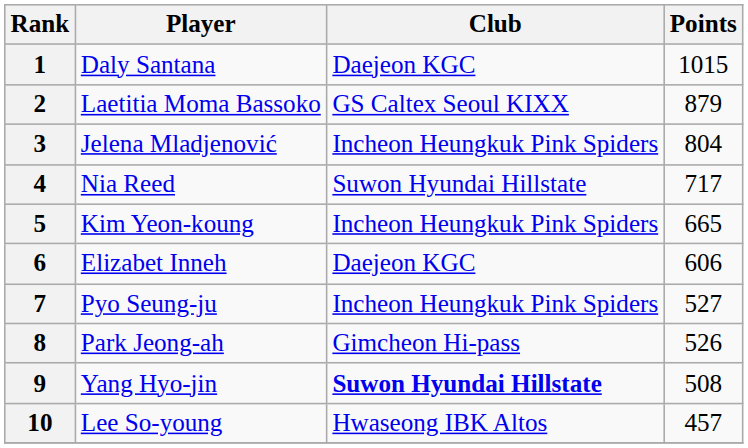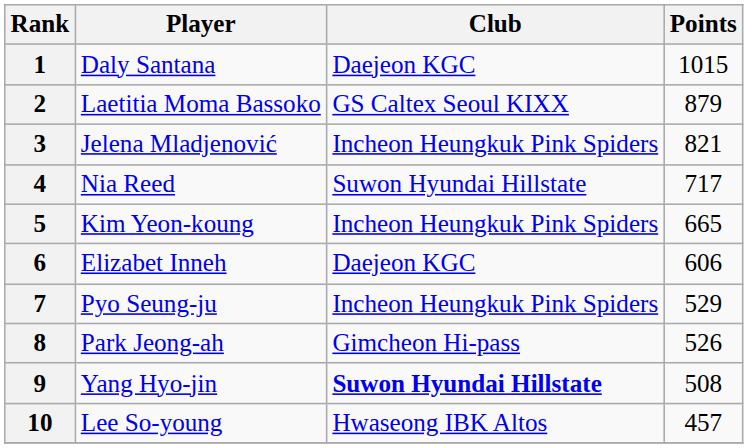(703, 143) 804 -> (703, 143) 821
(703, 303) 527 -> (703, 303) 529
